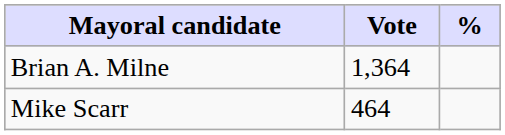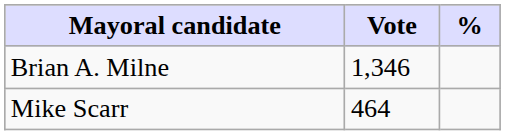(380, 66) 1,364 -> (380, 66) 1,346
